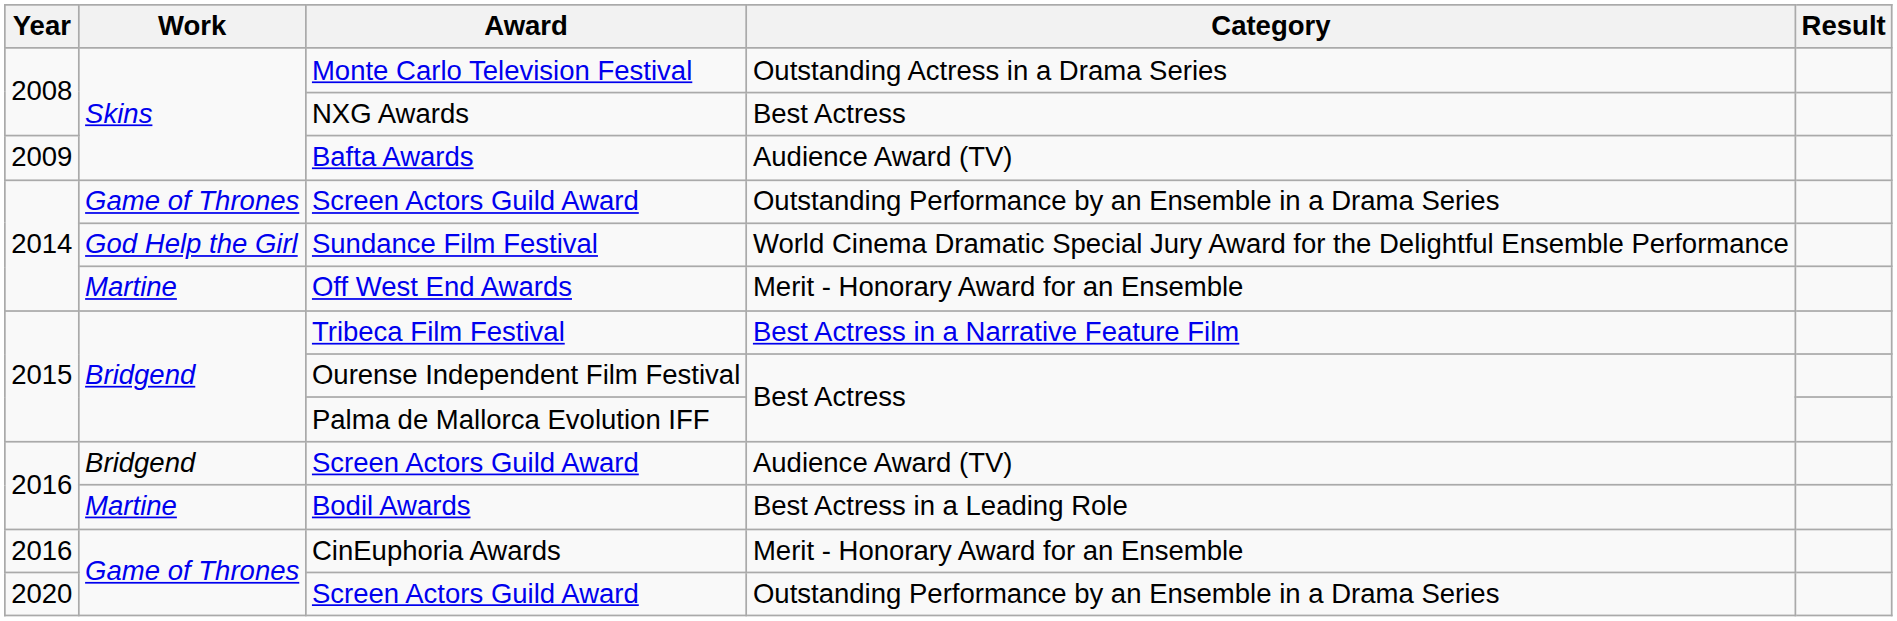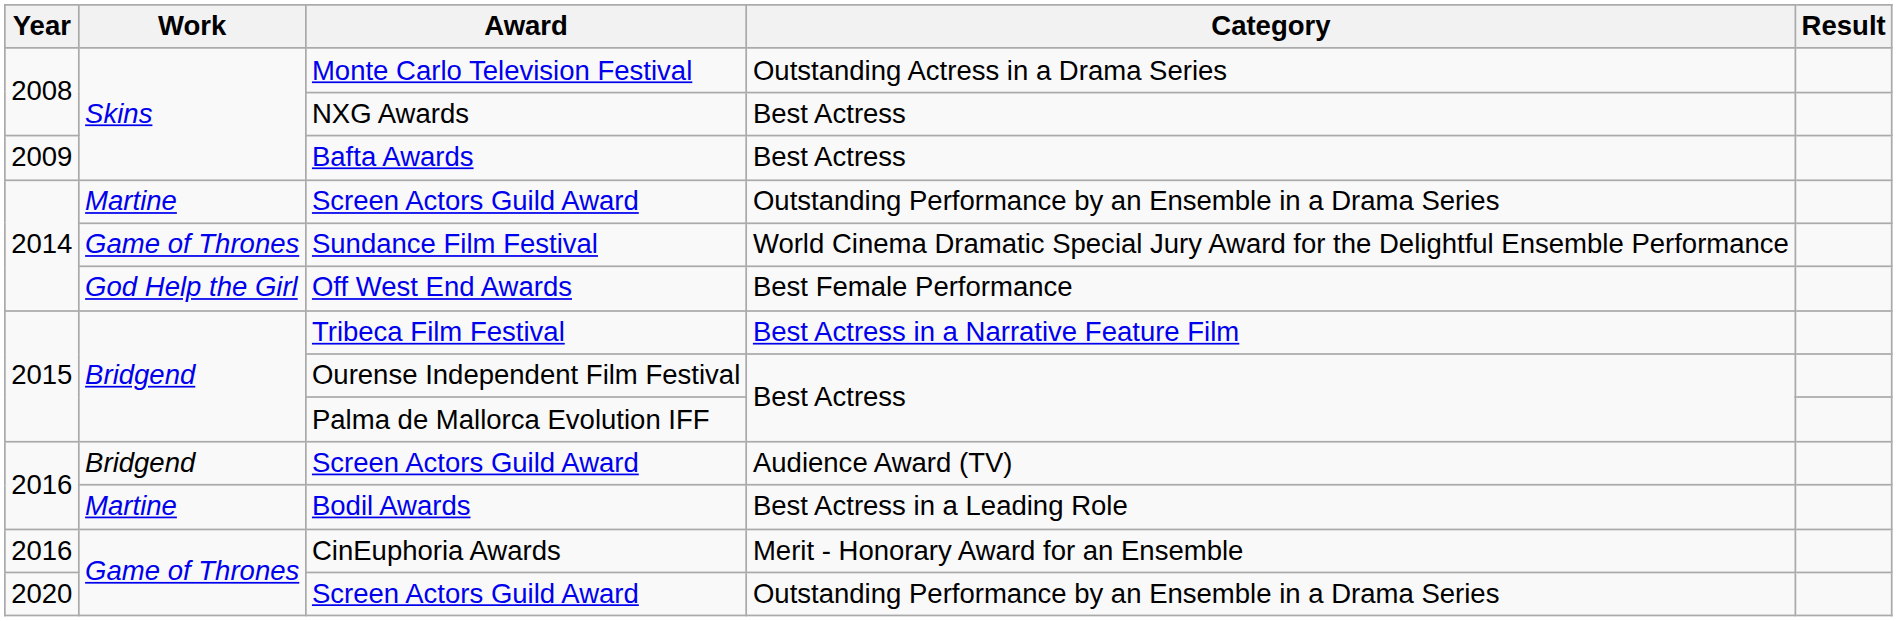(883, 157) Audience Award (TV) -> (829, 157) Best Actress
(192, 200) Game of Thrones -> (131, 200) Martine
(191, 244) God Help the Girl -> (192, 244) Game of Thrones
(131, 288) Martine -> (191, 288) God Help the Girl
(998, 288) Merit - Honorary Award for an Ensemble -> (913, 288) Best Female Performance
